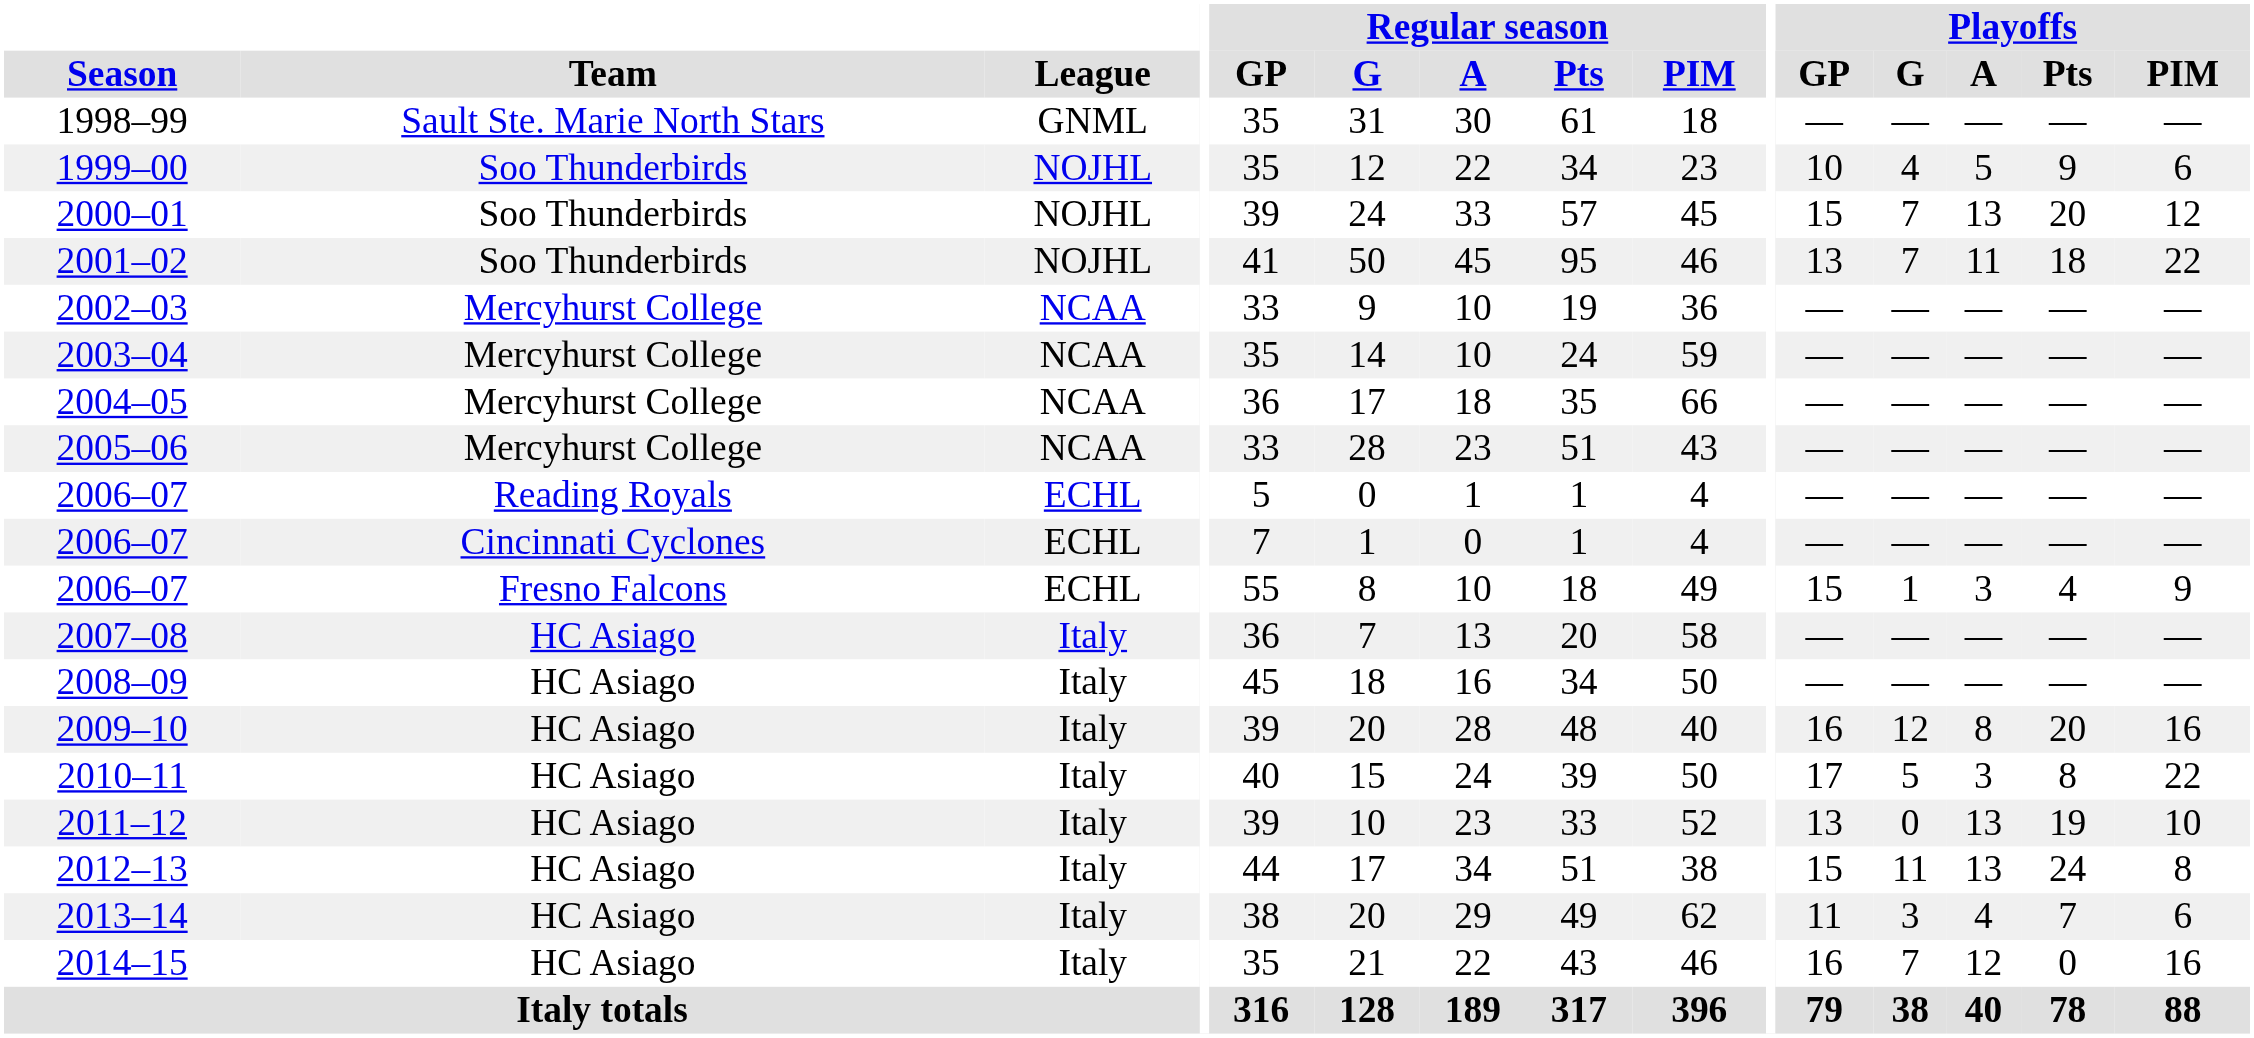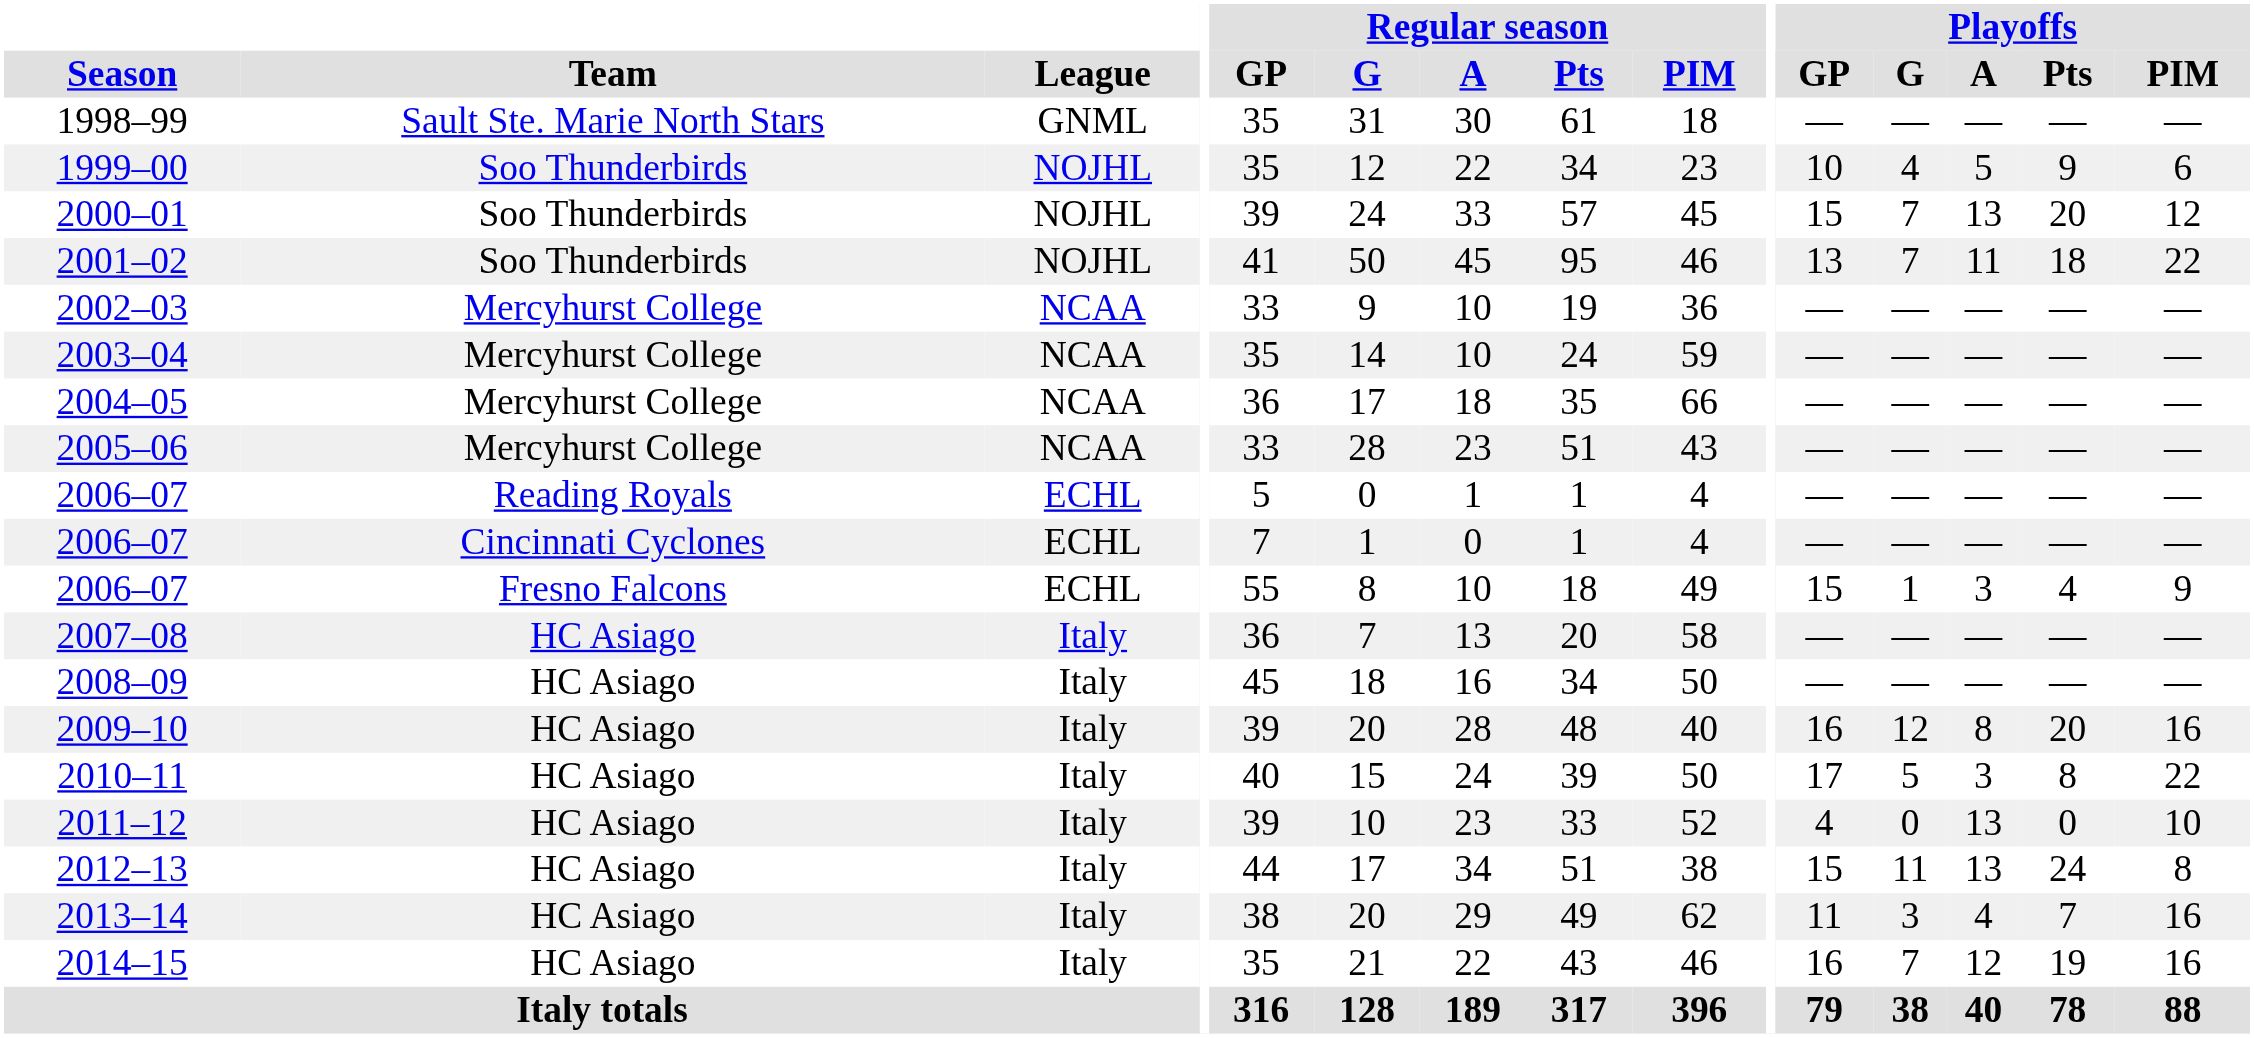(1824, 822) 13 -> (1824, 822) 4
(2068, 822) 19 -> (2068, 822) 0
(2183, 915) 6 -> (2183, 915) 16
(2068, 962) 0 -> (2068, 962) 19
